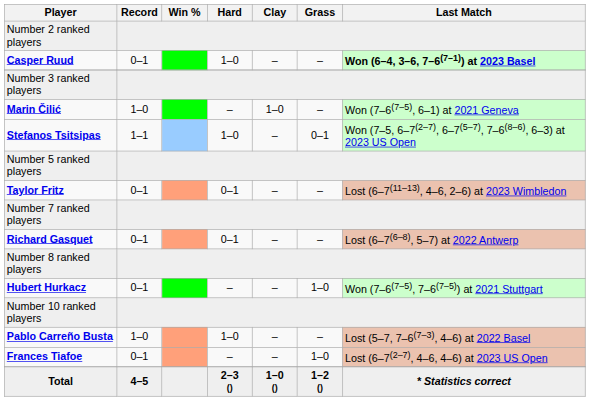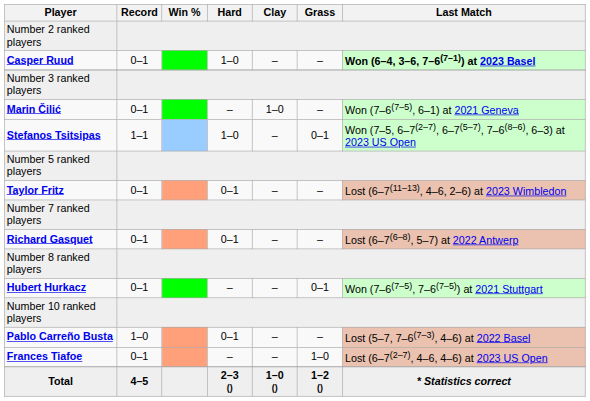(139, 109) 1–0 -> (139, 109) 0–1
(320, 288) 1–0 -> (320, 288) 0–1
(230, 337) 1–0 -> (230, 337) 0–1
